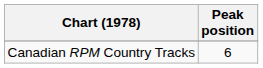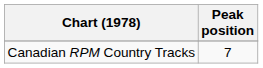(228, 52) 6 -> (228, 52) 7
